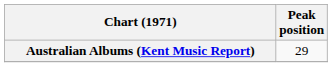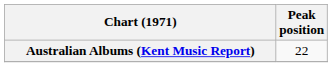(302, 51) 29 -> (302, 51) 22
